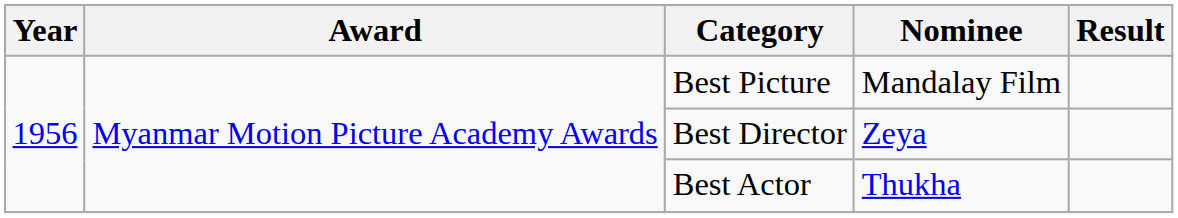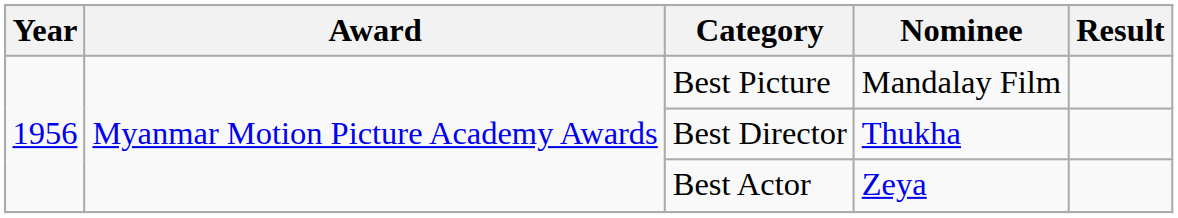(894, 133) Zeya -> (911, 133) Thukha
(911, 184) Thukha -> (894, 184) Zeya
